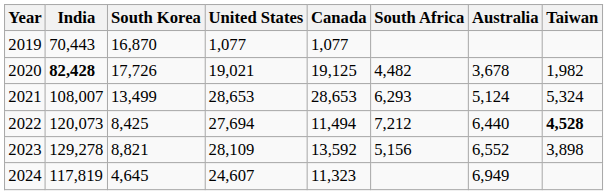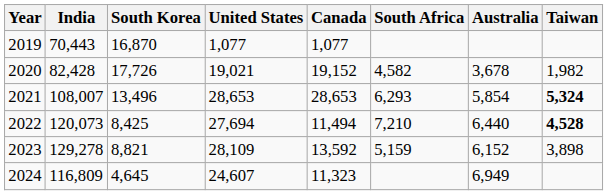(72, 70) bold -> (72, 70) normal
(334, 70) 19,125 -> (334, 70) 19,152
(393, 70) 4,482 -> (393, 70) 4,582
(134, 96) 13,499 -> (134, 96) 13,496
(491, 96) 5,124 -> (491, 96) 5,854
(565, 96) normal -> (565, 96) bold
(393, 123) 7,212 -> (393, 123) 7,210
(393, 149) 5,156 -> (393, 149) 5,159
(491, 149) 6,552 -> (491, 149) 6,152
(76, 176) 117,819 -> (76, 176) 116,809
